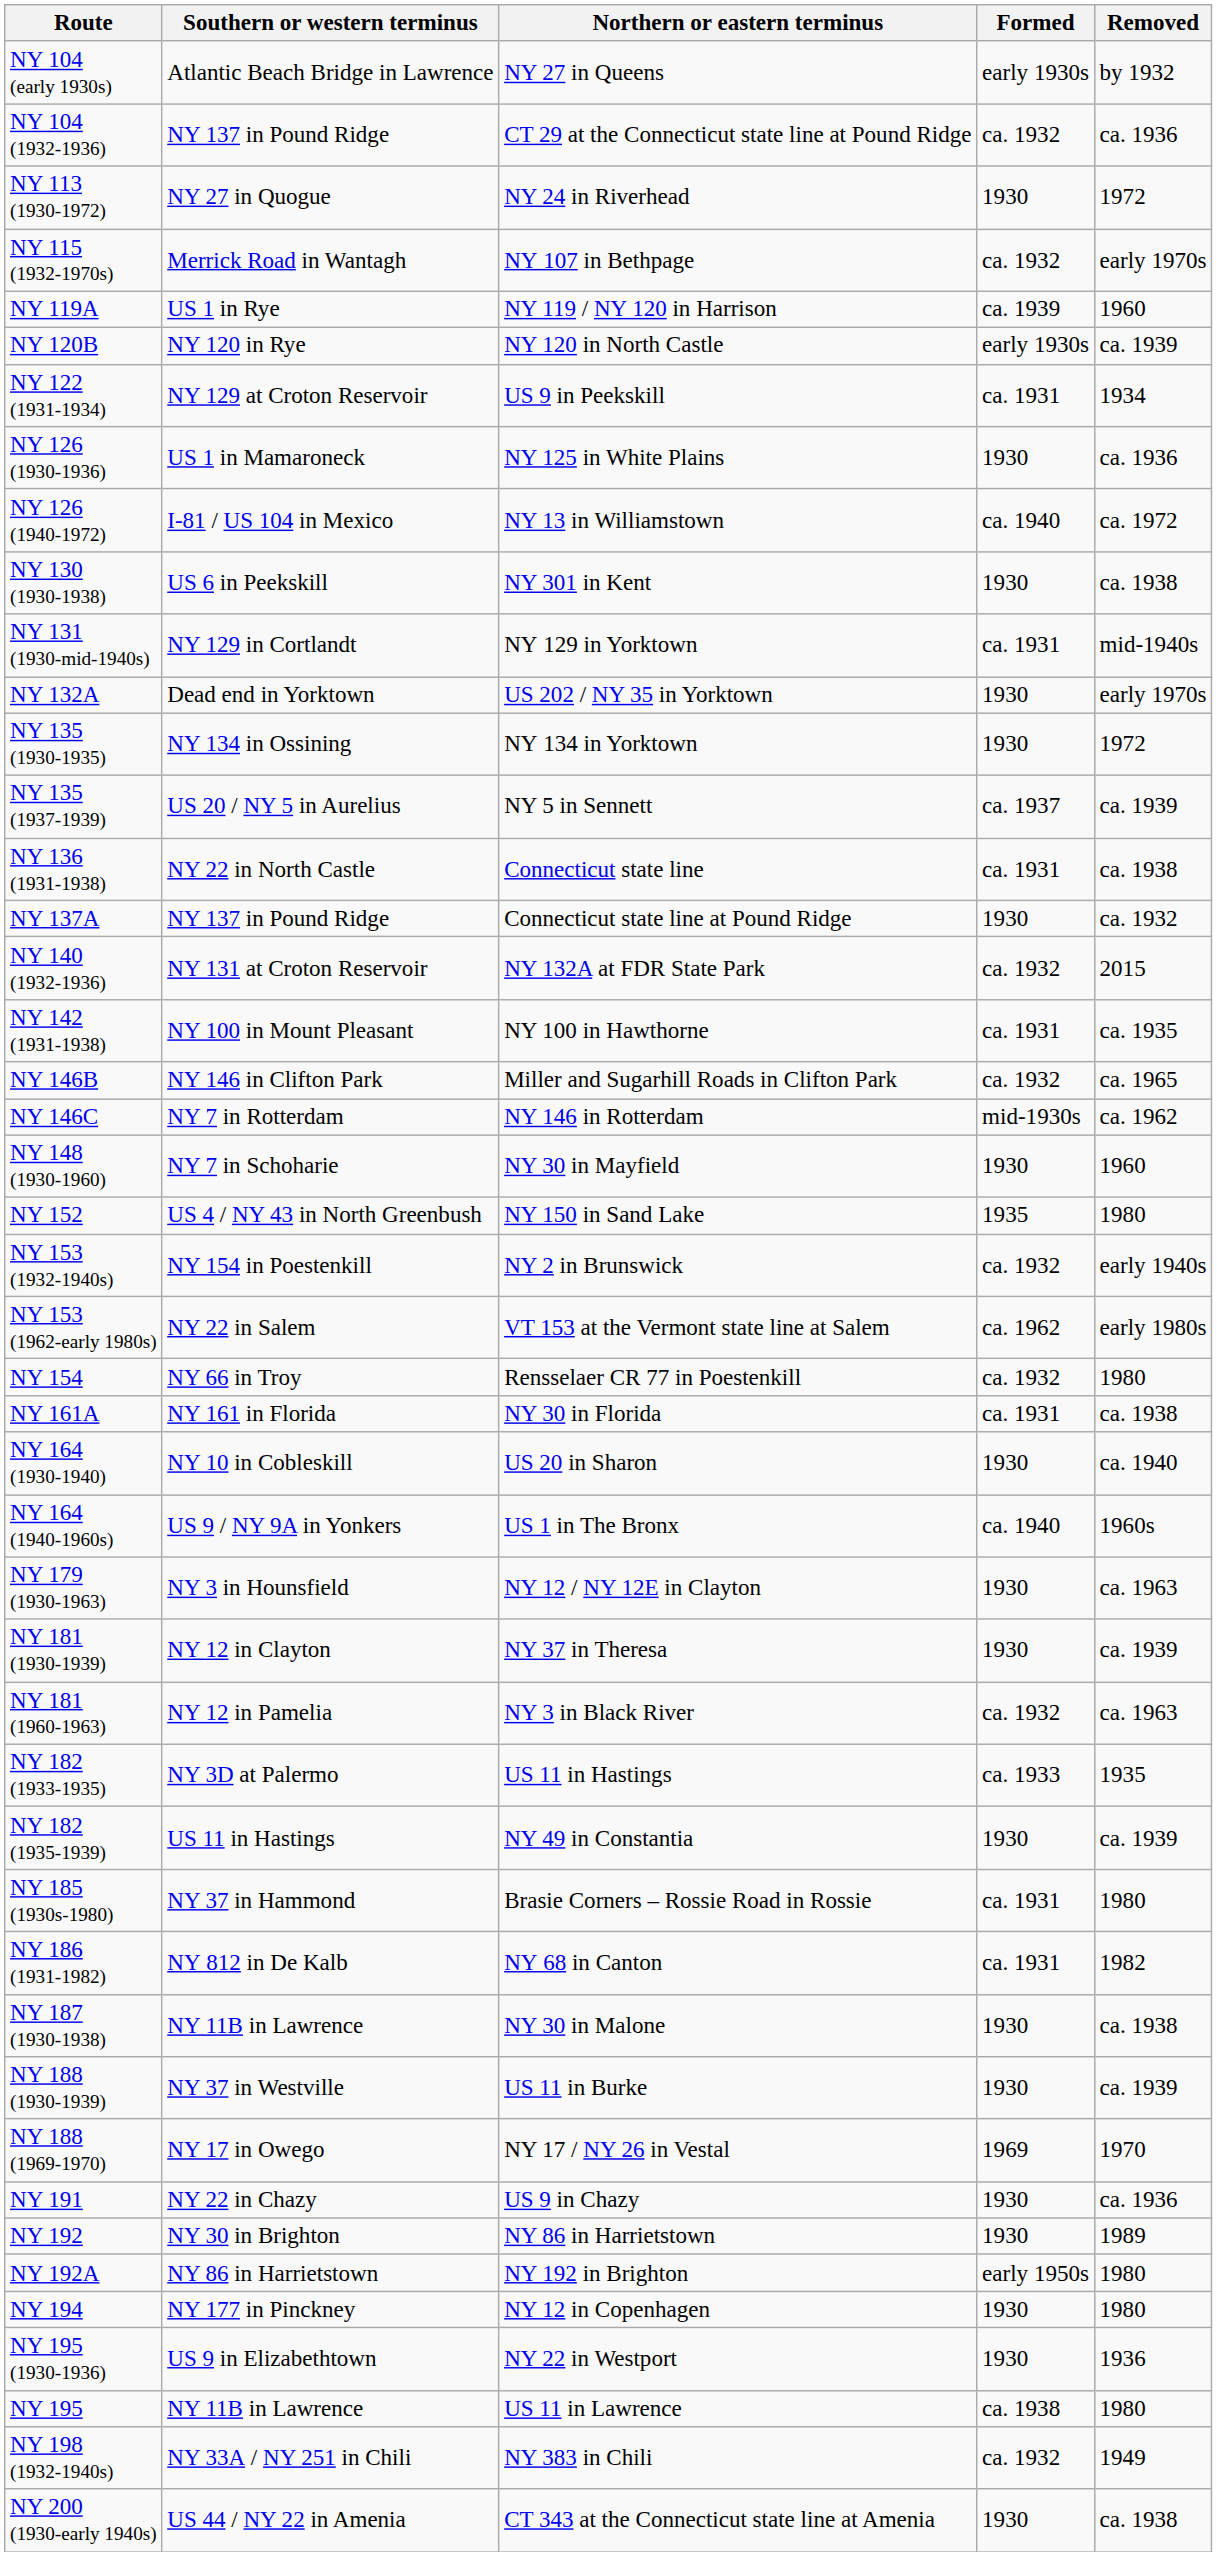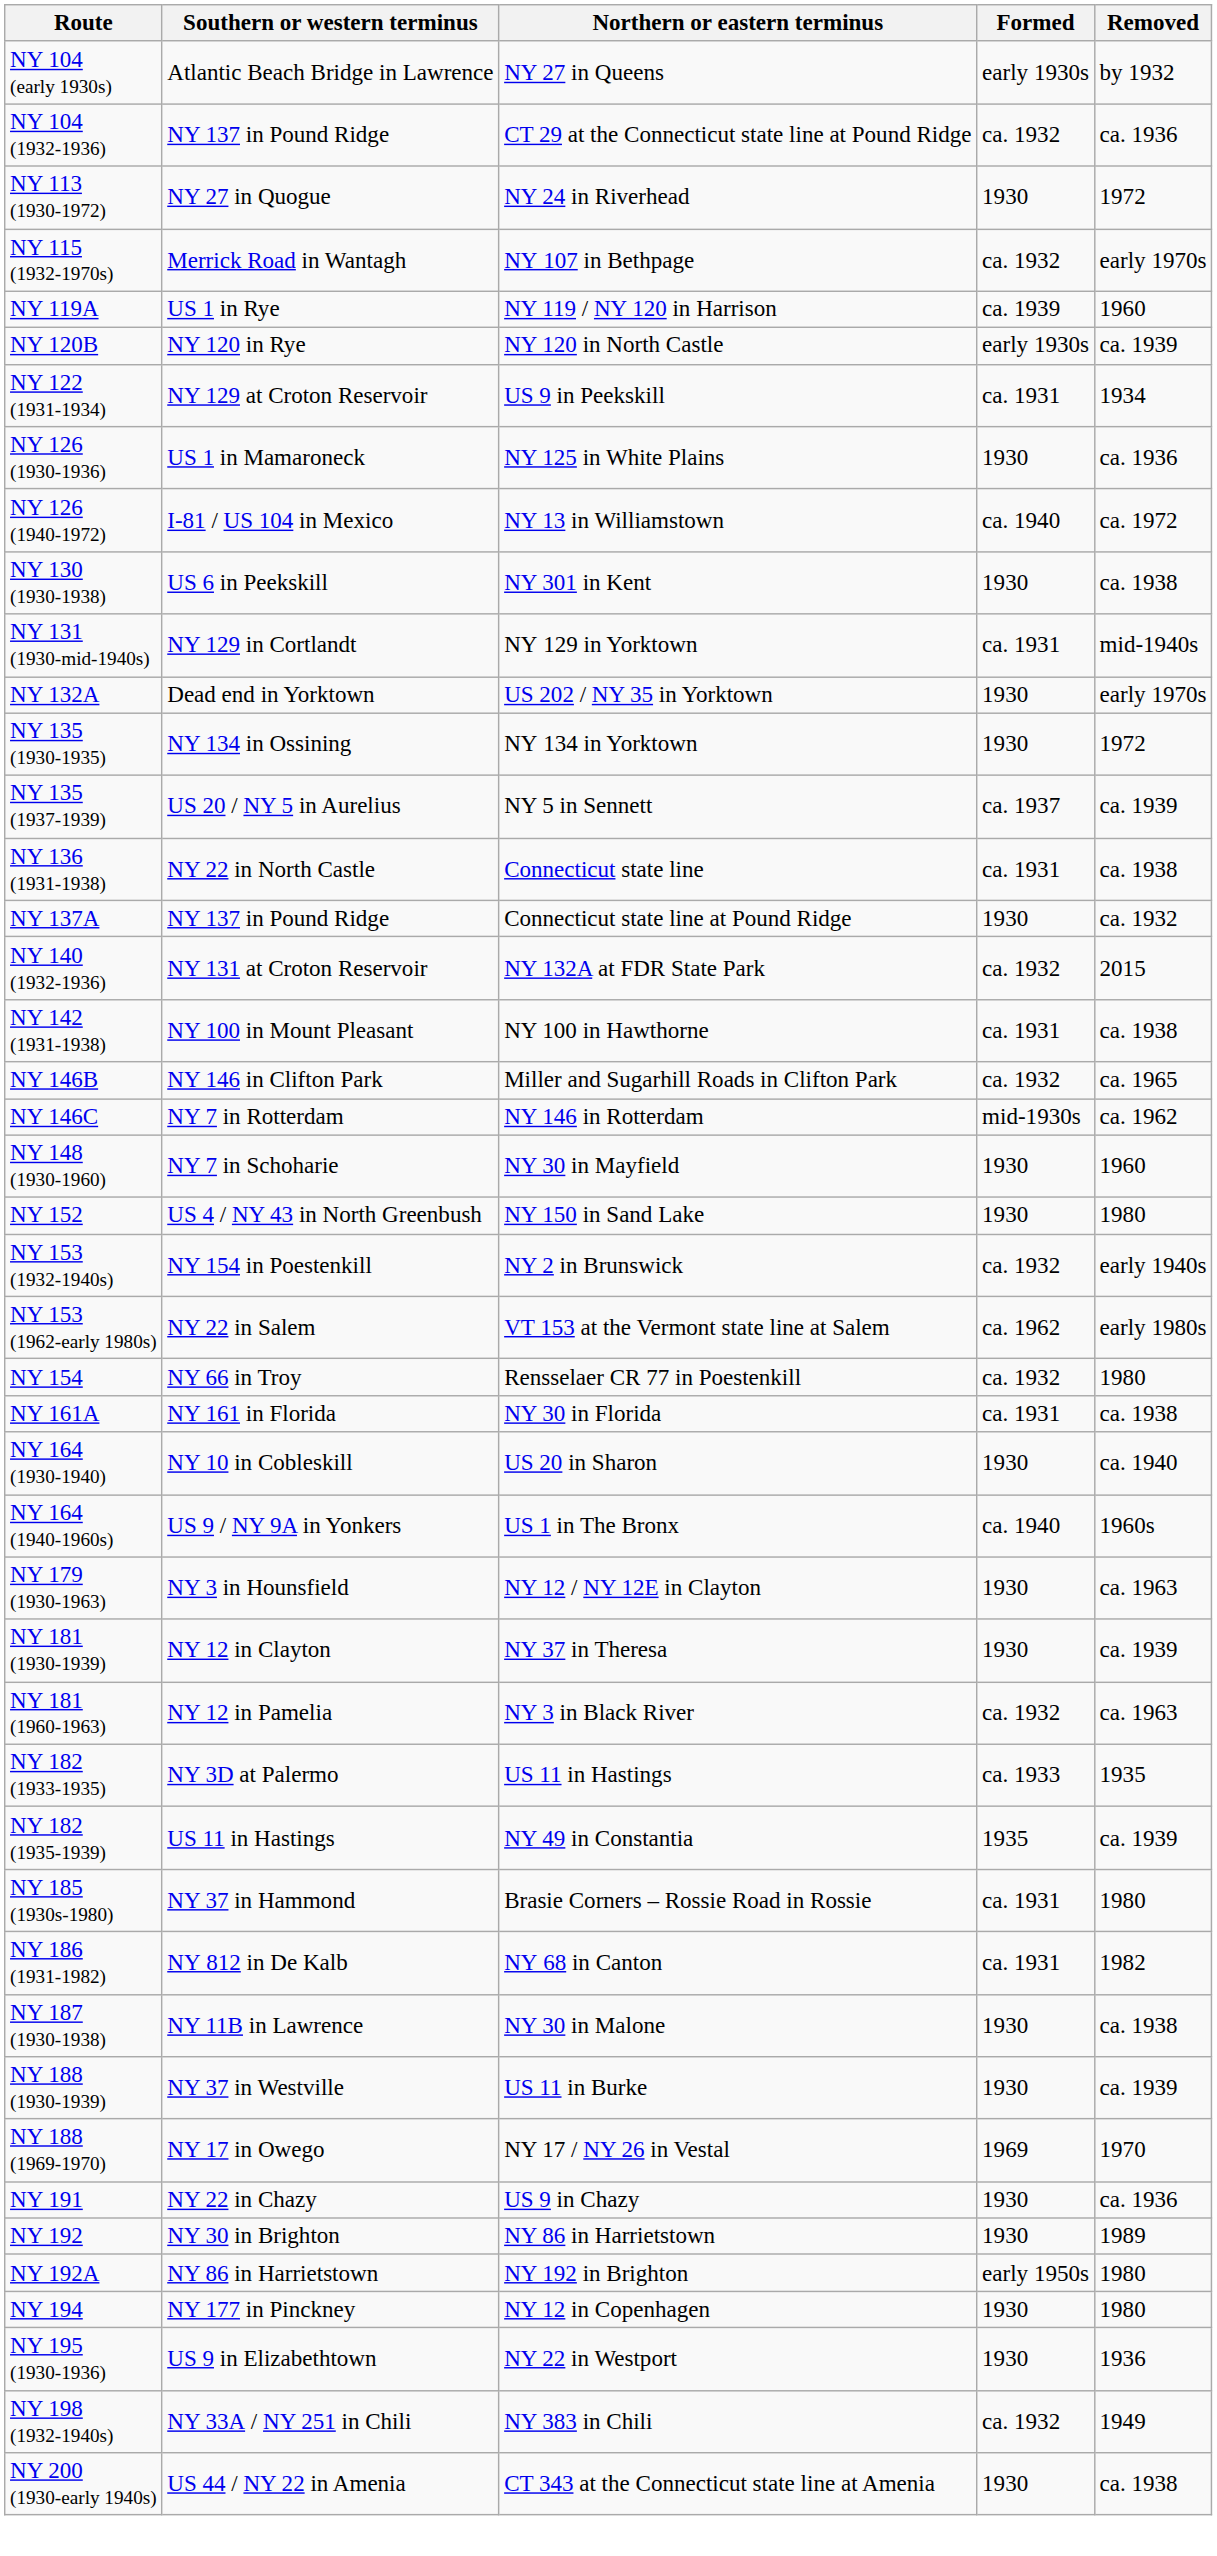(1139, 1030) ca. 1935 -> (1139, 1030) ca. 1938
(1005, 1215) 1935 -> (1005, 1215) 1930
(1005, 1837) 1930 -> (1005, 1837) 1935
- row: (46, 2408)
